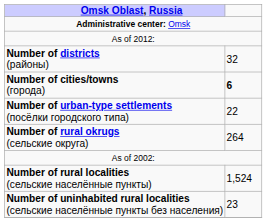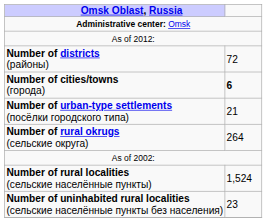(232, 59) 32 -> (232, 59) 72
(232, 111) 22 -> (232, 111) 21
